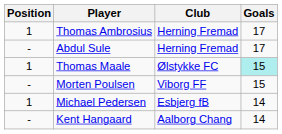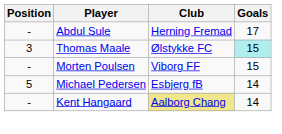- row: (104, 31)
(29, 66) 1 -> (29, 48) 3
(29, 102) 1 -> (29, 84) 5
(195, 119) no background -> (188, 102) khaki background
